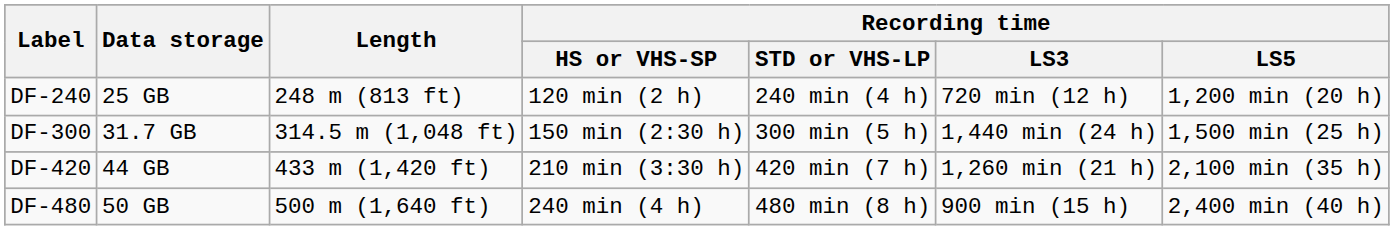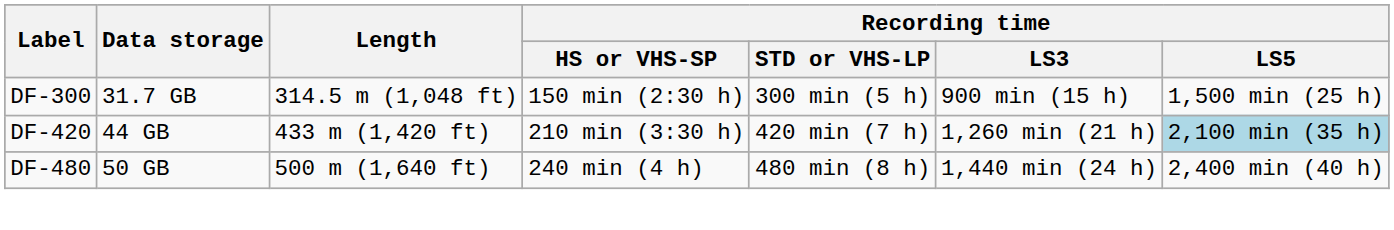- row: (51, 97)
(1049, 133) 1,440 min (24 h) -> (1036, 97) 900 min (15 h)
(1276, 170) no background -> (1276, 133) lightblue background
(1036, 206) 900 min (15 h) -> (1049, 170) 1,440 min (24 h)
